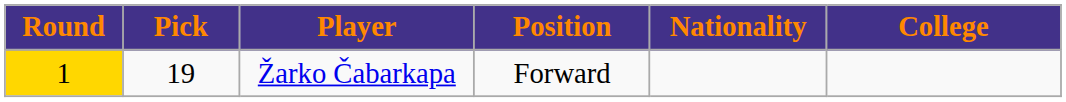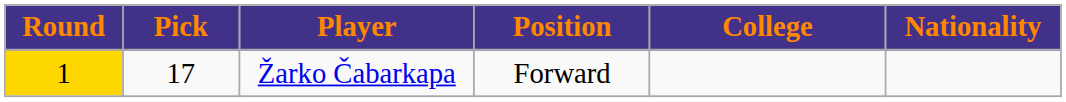columns swapped: (738, 27) <-> (943, 27)
(181, 72) 19 -> (181, 72) 17
